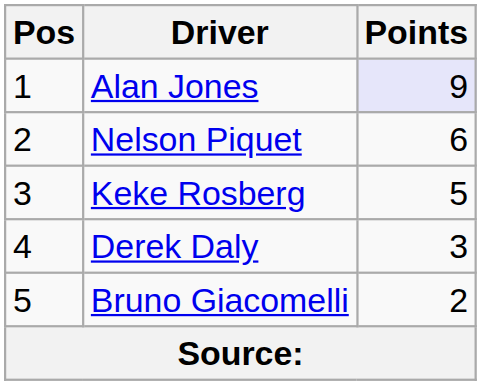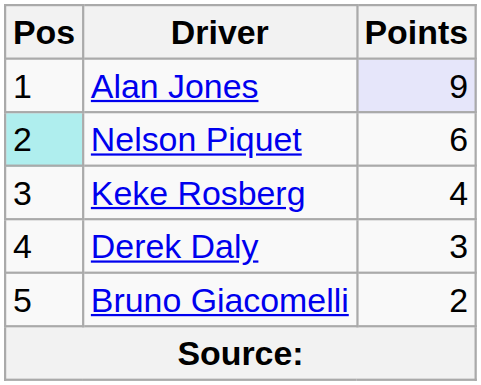(22, 139) no background -> (22, 139) paleturquoise background
(459, 193) 5 -> (459, 193) 4
